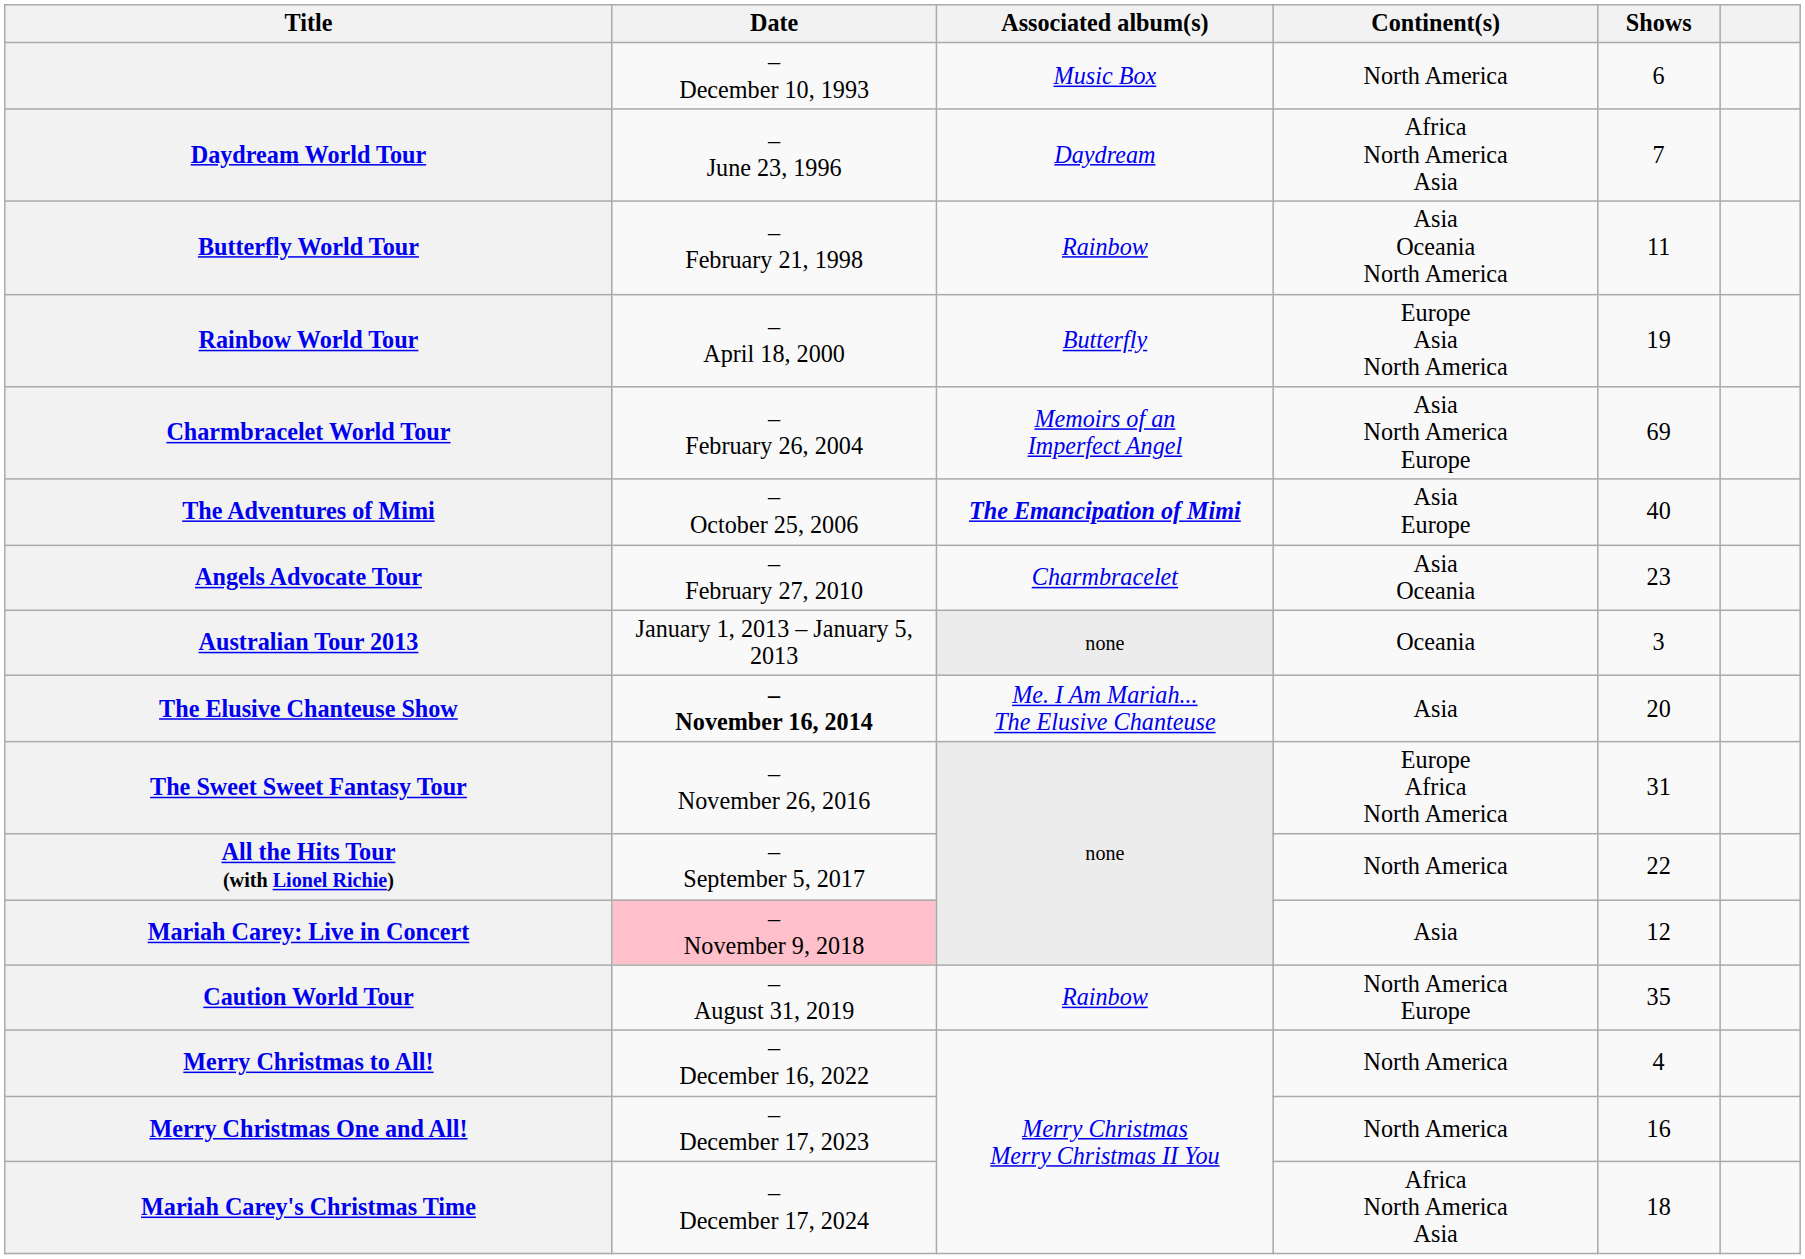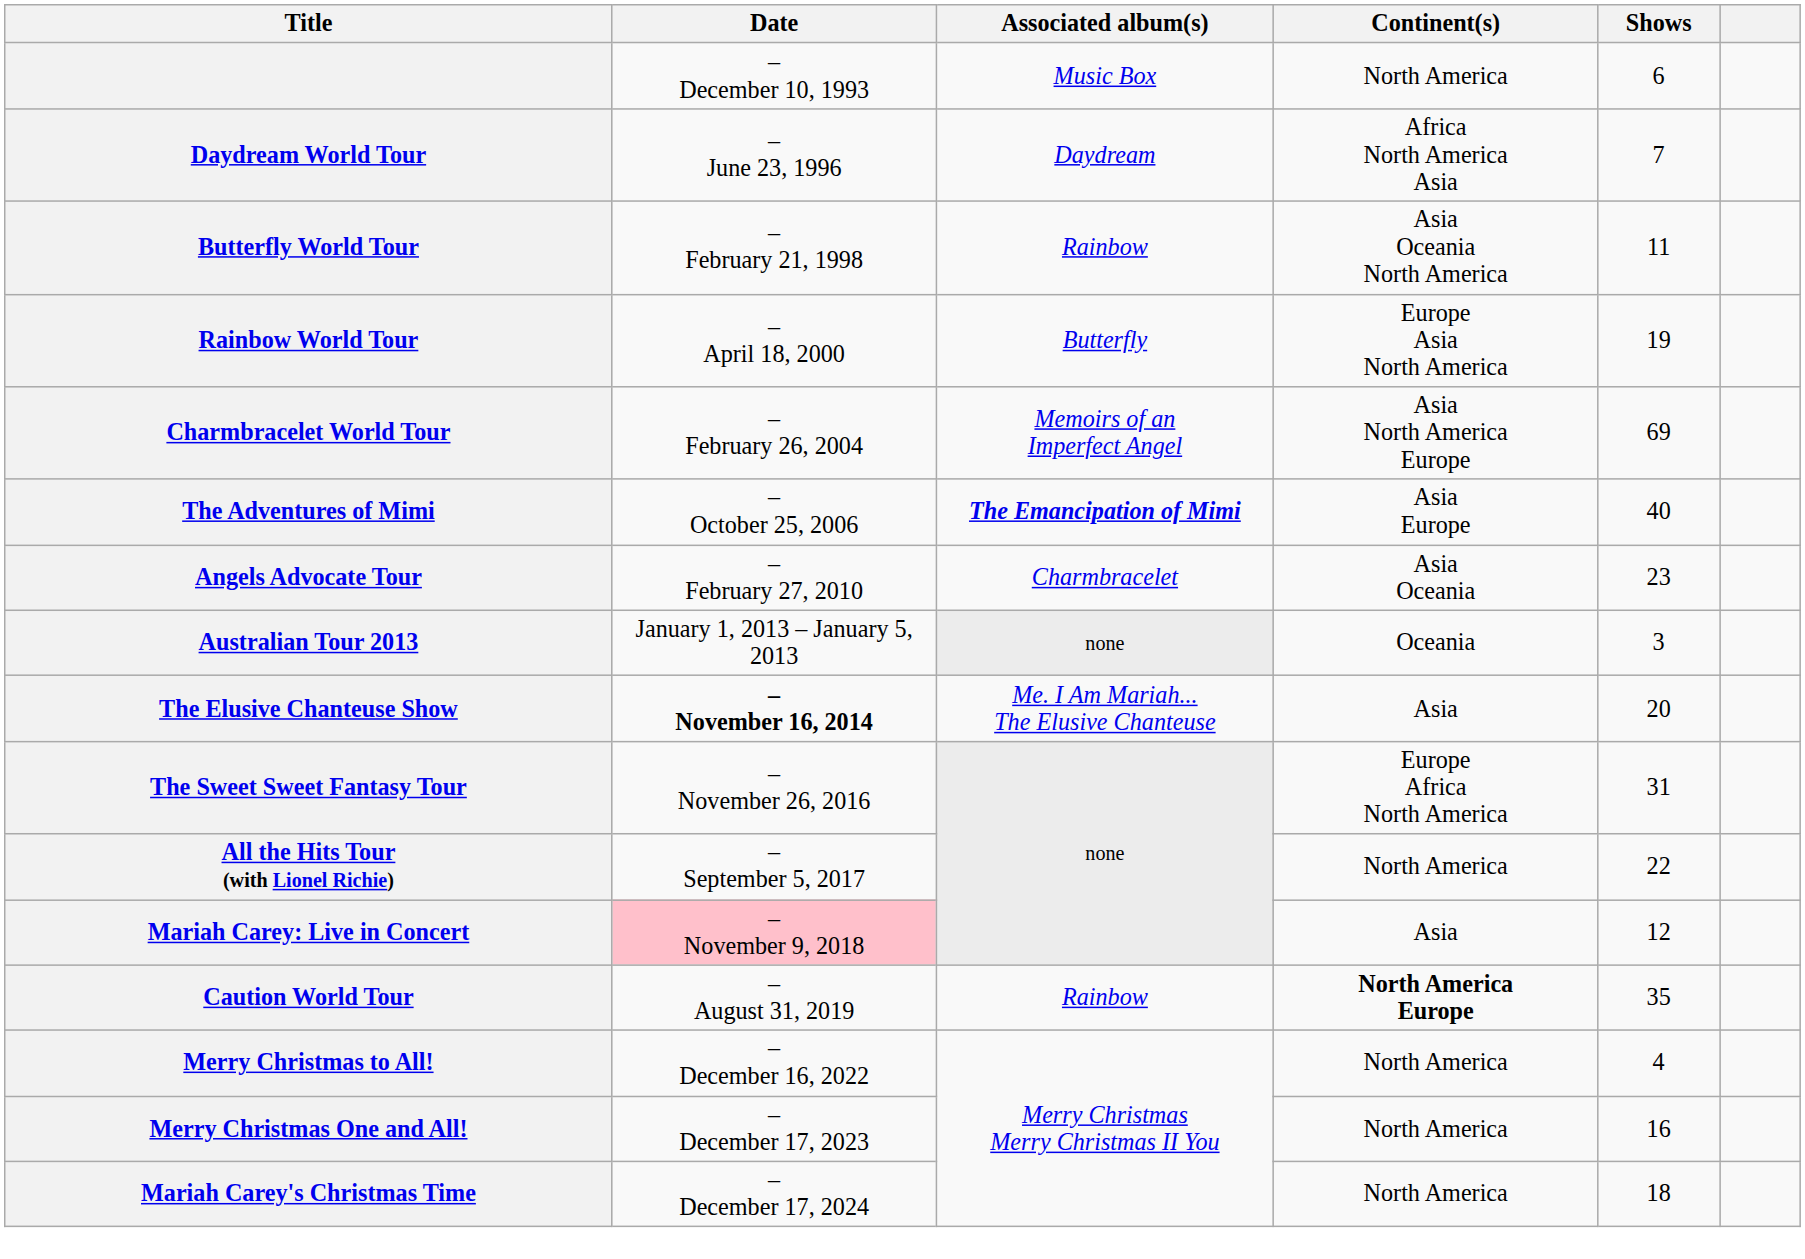(1436, 997) normal -> (1436, 997) bold
(1436, 1207) Africa North America Asia -> (1436, 1193) North America
